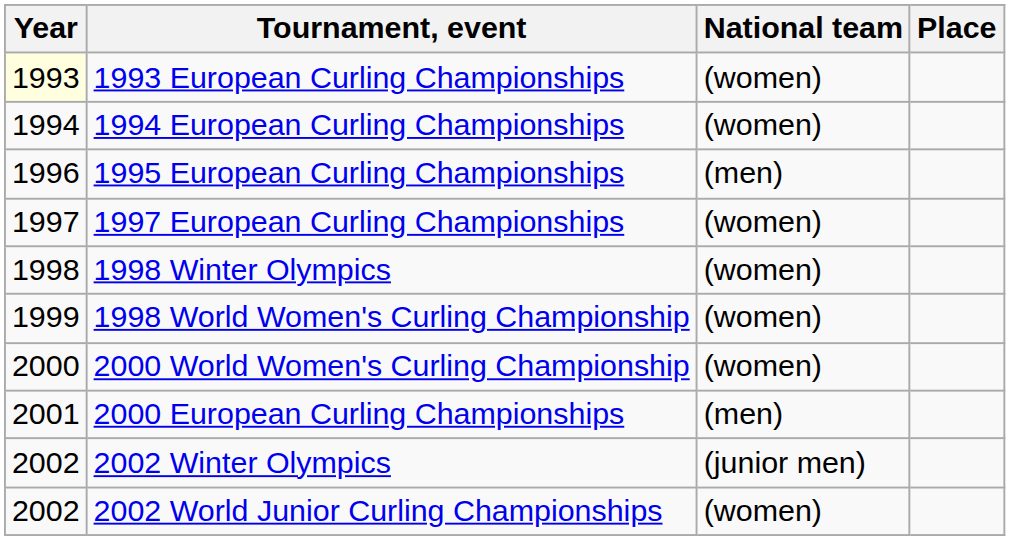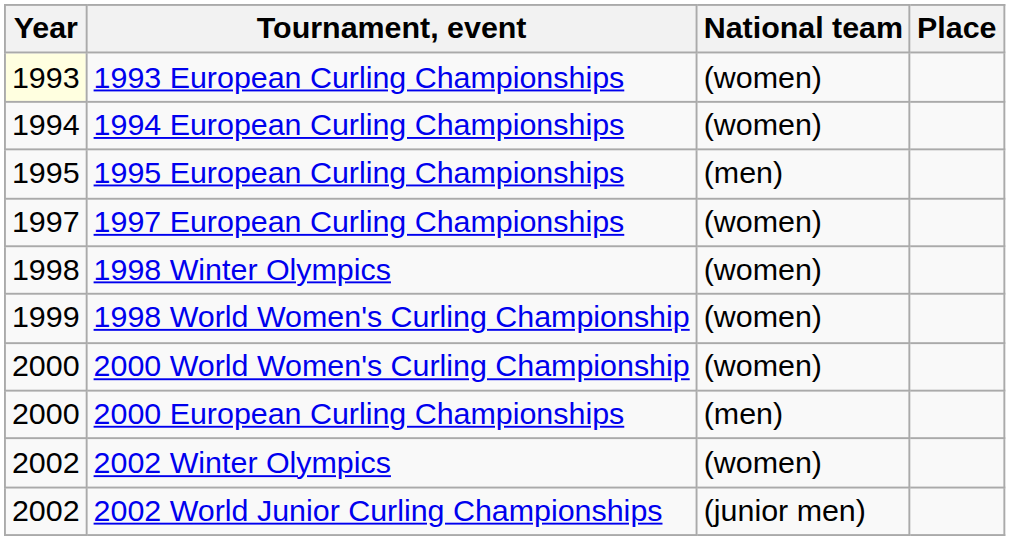(46, 173) 1996 -> (46, 173) 1995
(46, 414) 2001 -> (46, 414) 2000
(785, 462) (junior men) -> (763, 462) (women)
(763, 510) (women) -> (785, 510) (junior men)
